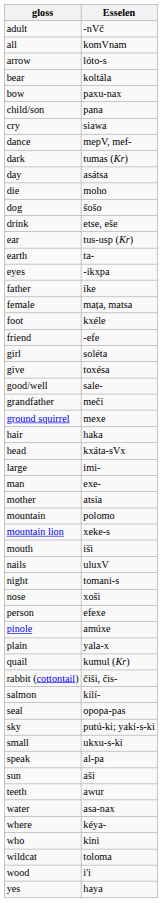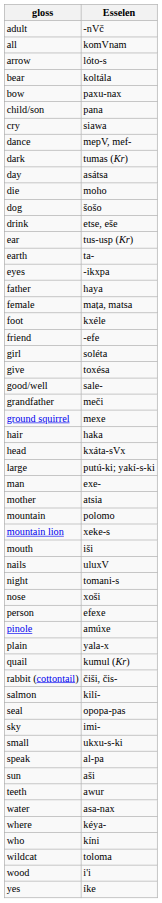(90, 288) íke -> (93, 288) haya
(92, 467) imi- -> (119, 467) putú-ki; yakí-s-ki
(119, 727) putú-ki; yakí-s-ki -> (92, 727) imi-
(93, 889) haya -> (90, 889) íke
